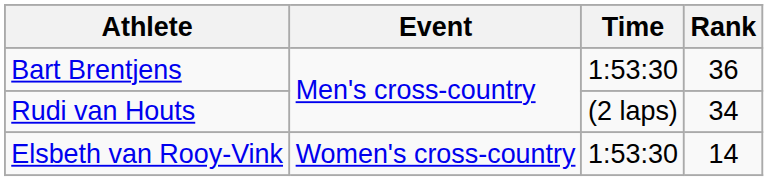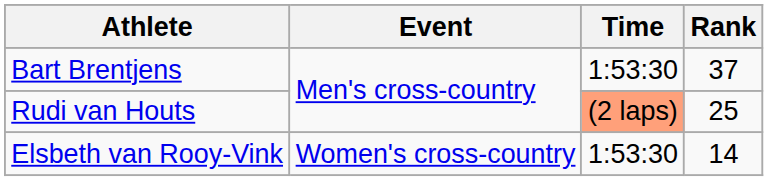(723, 69) 36 -> (723, 69) 37
(633, 112) no background -> (633, 112) lightsalmon background
(723, 112) 34 -> (723, 112) 25
